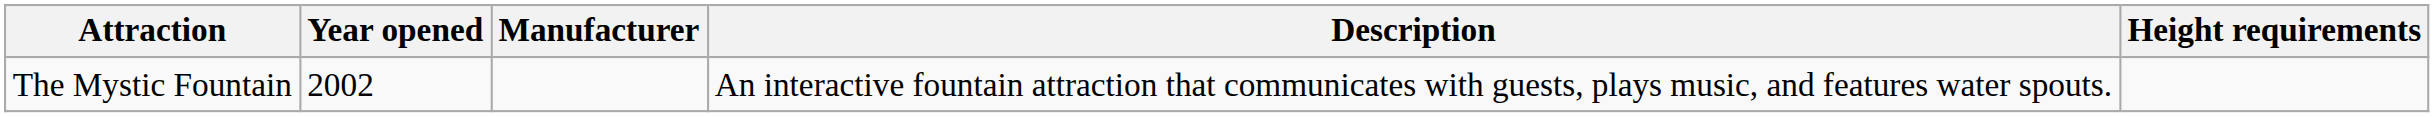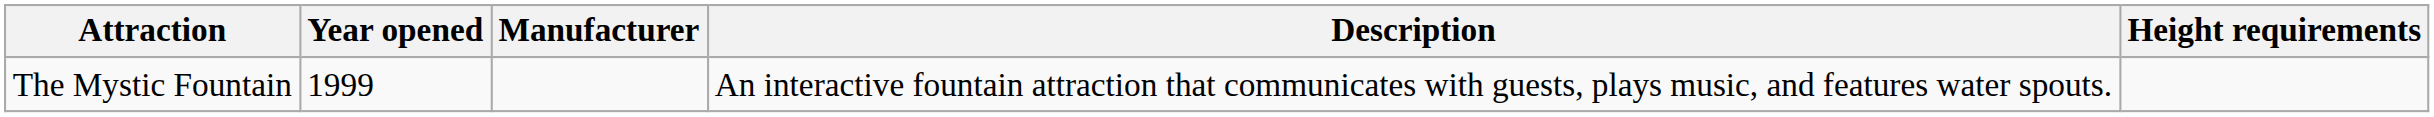(341, 83) 2002 -> (341, 83) 1999
